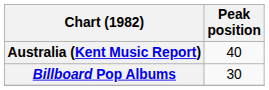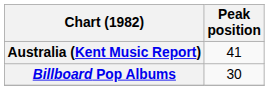(234, 52) 40 -> (234, 52) 41
